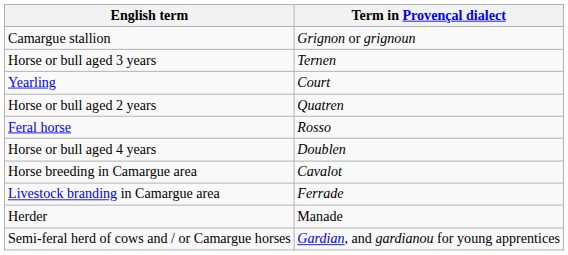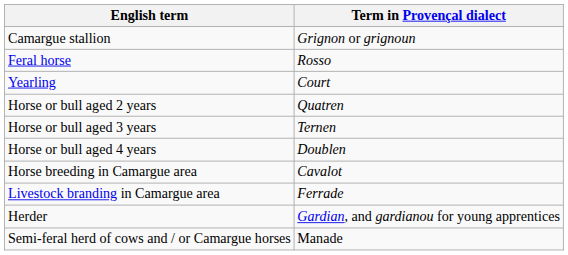rows swapped: (39, 127) <-> (82, 60)
(320, 216) Manade -> (429, 216) Gardian, and gardianou for young apprentices
(429, 238) Gardian, and gardianou for young apprentices -> (320, 238) Manade
